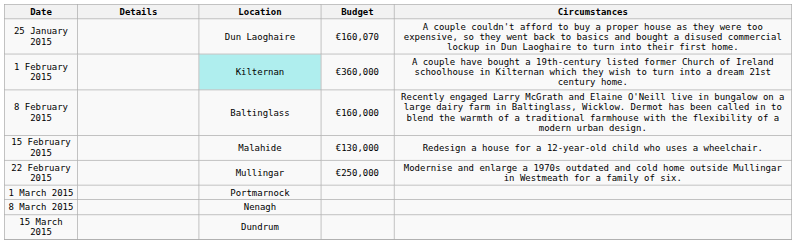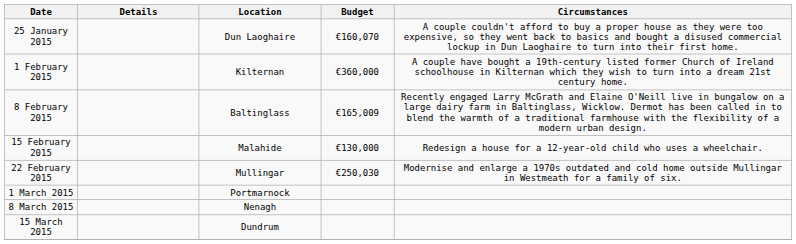(260, 72) paleturquoise background -> (260, 72) no background
(357, 112) €160,000 -> (357, 112) €165,009
(357, 173) €250,000 -> (357, 173) €250,030
